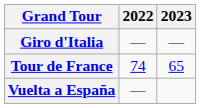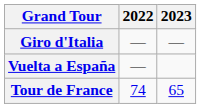rows swapped: (62, 66) <-> (62, 90)
